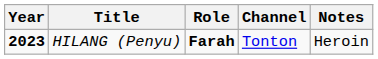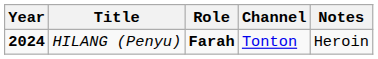(27, 42) 2023 -> (27, 42) 2024
